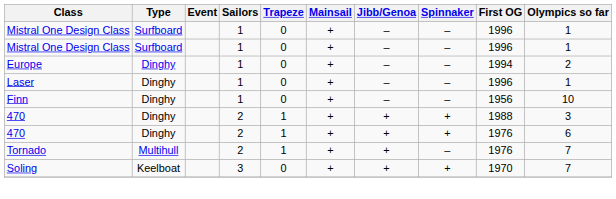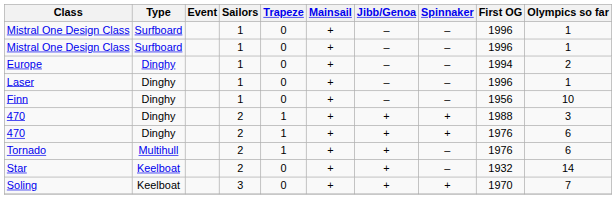(568, 151) 7 -> (568, 151) 6
+ row: (17, 168)
